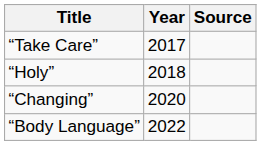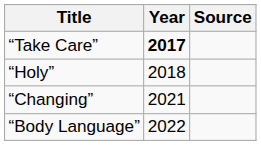(167, 45) normal -> (167, 45) bold
(167, 99) 2020 -> (167, 99) 2021
